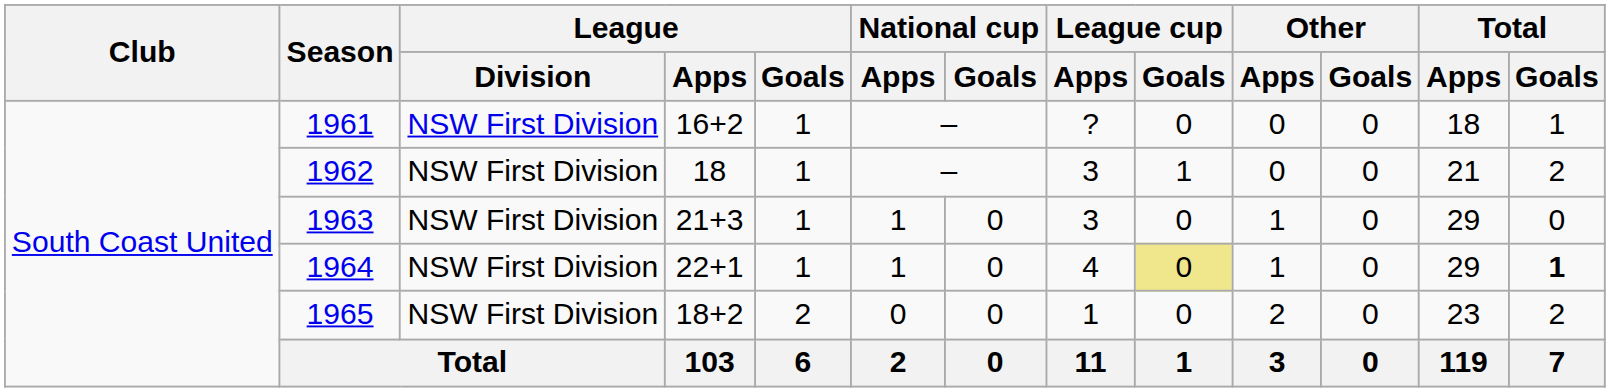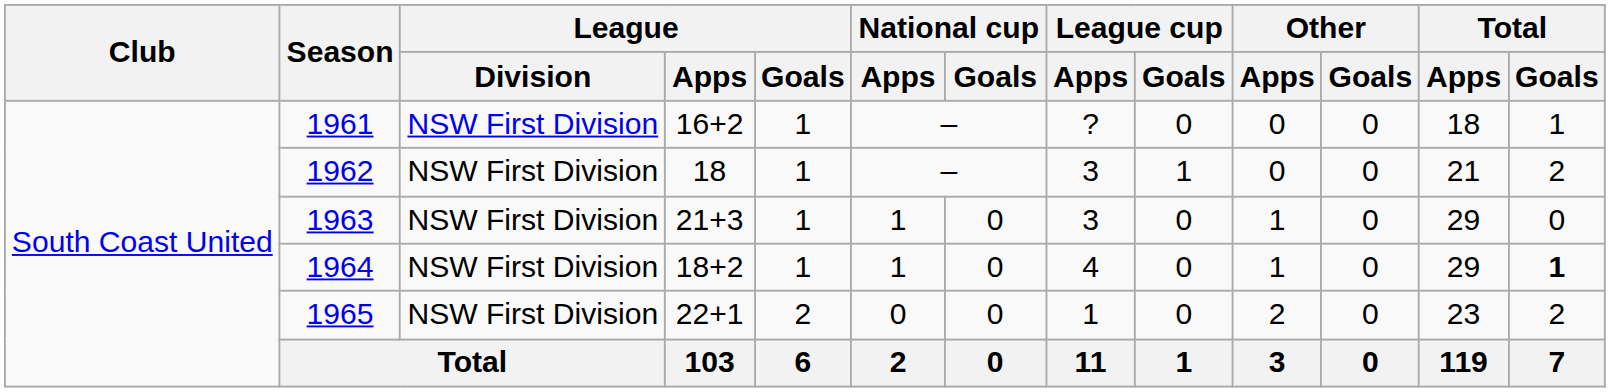(710, 266) 22+1 -> (710, 266) 18+2
(1184, 266) khaki background -> (1184, 266) no background
(710, 314) 18+2 -> (710, 314) 22+1
